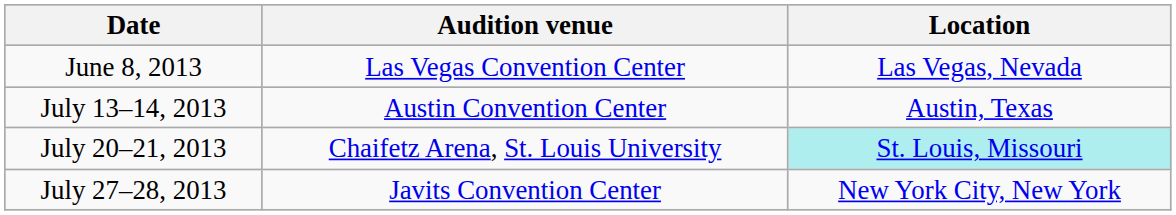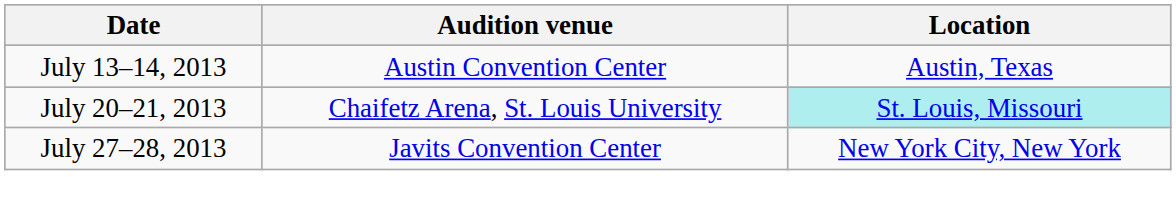- row: (134, 66)
